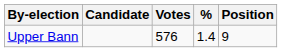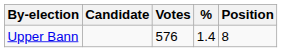(225, 36) 9 -> (225, 36) 8
